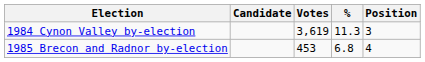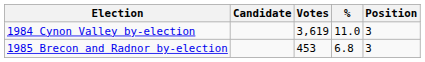(347, 31) 11.3 -> (347, 31) 11.0
(369, 48) 4 -> (369, 48) 3
